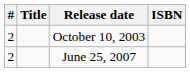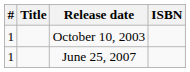(11, 36) 2 -> (11, 36) 1
(11, 57) 2 -> (11, 57) 1
